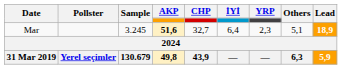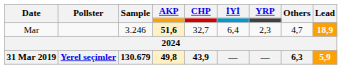(135, 29) 3.245 -> (135, 29) 3.246
(297, 29) 5,1 -> (297, 29) 4,7
